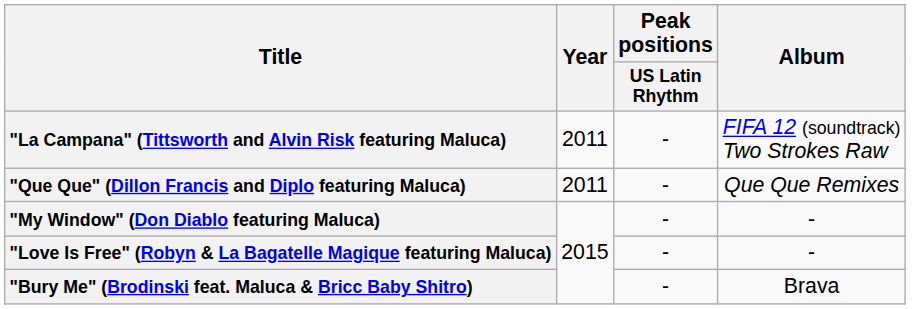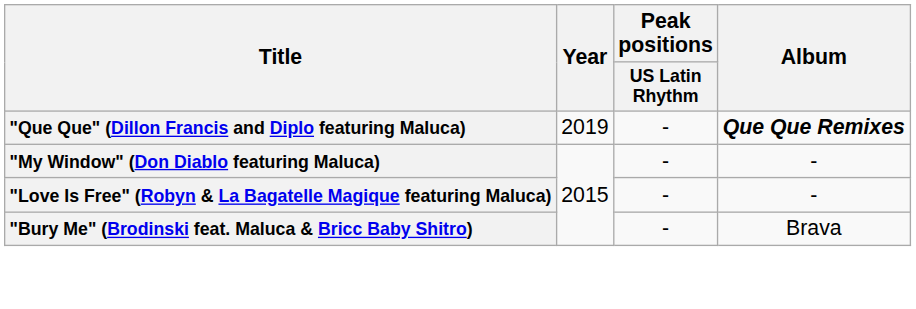- row: (258, 140)
(585, 185) 2011 -> (585, 127) 2019
(812, 185) normal -> (814, 127) bold
